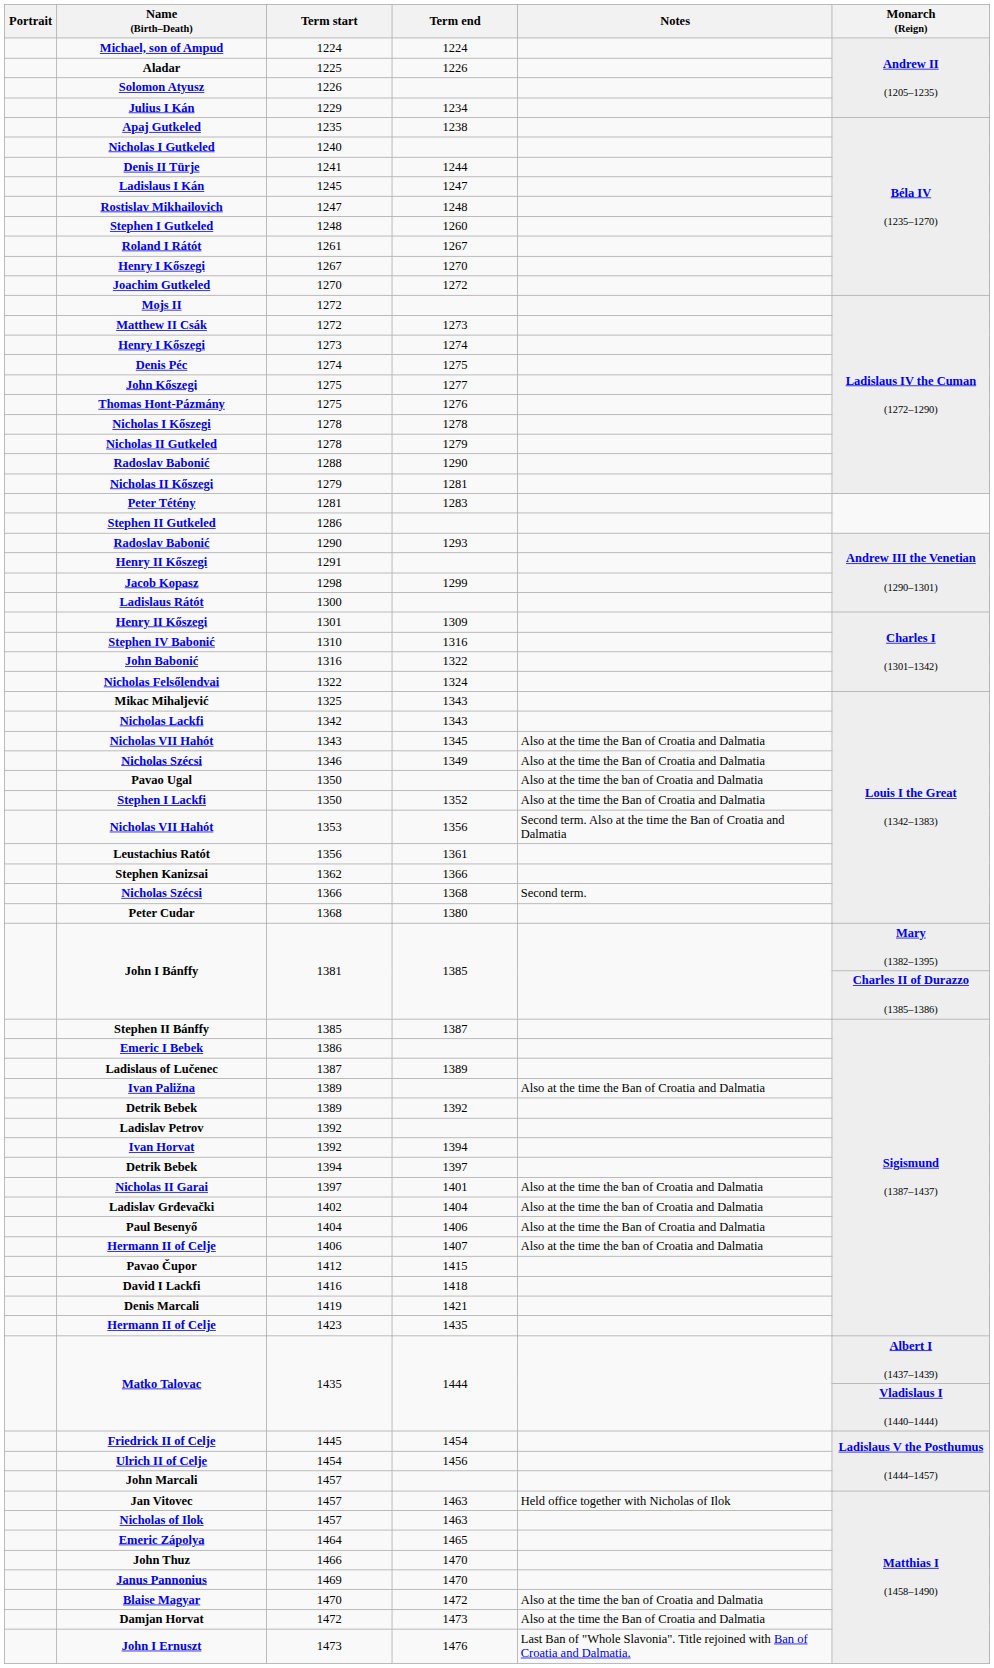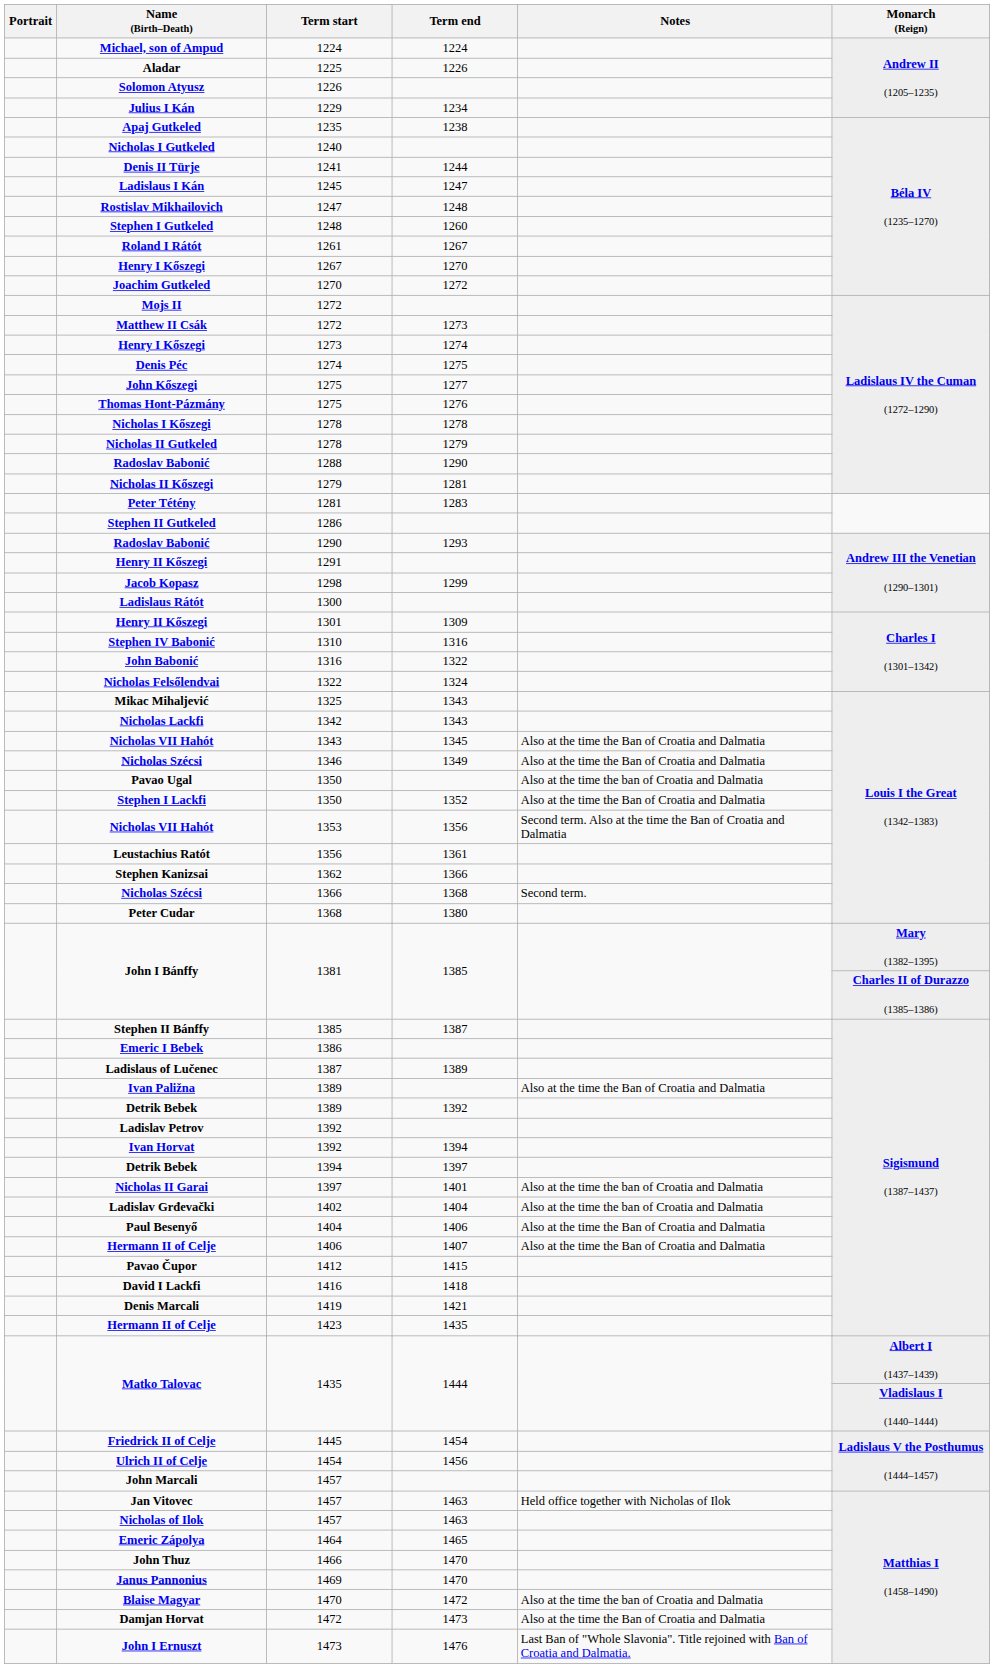(642, 1246) Also at the time the ban of Croatia and Dalmatia -> (643, 1246) Also at the time the Ban of Croatia and Dalmatia
